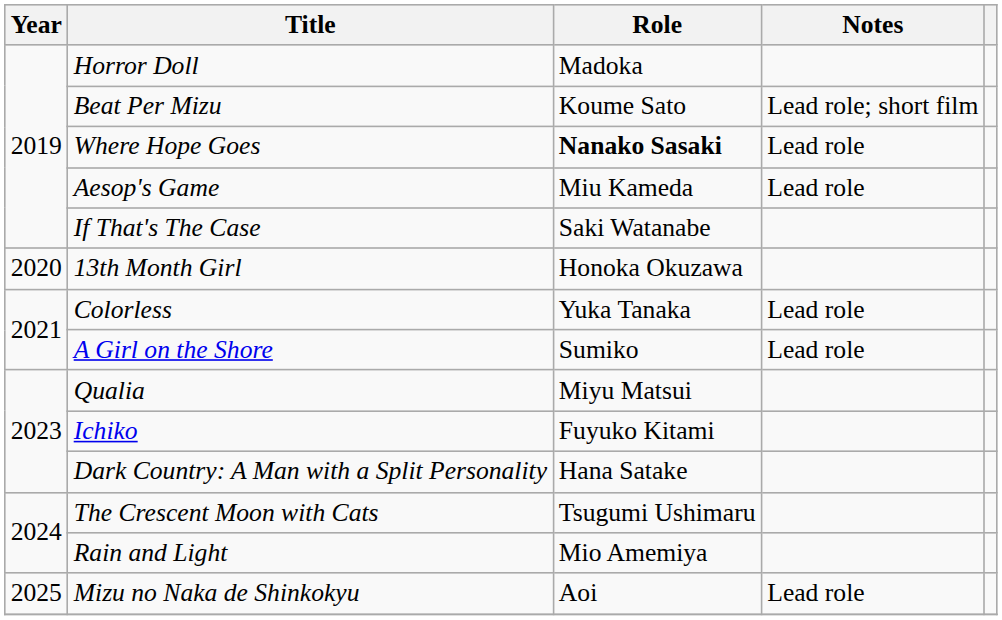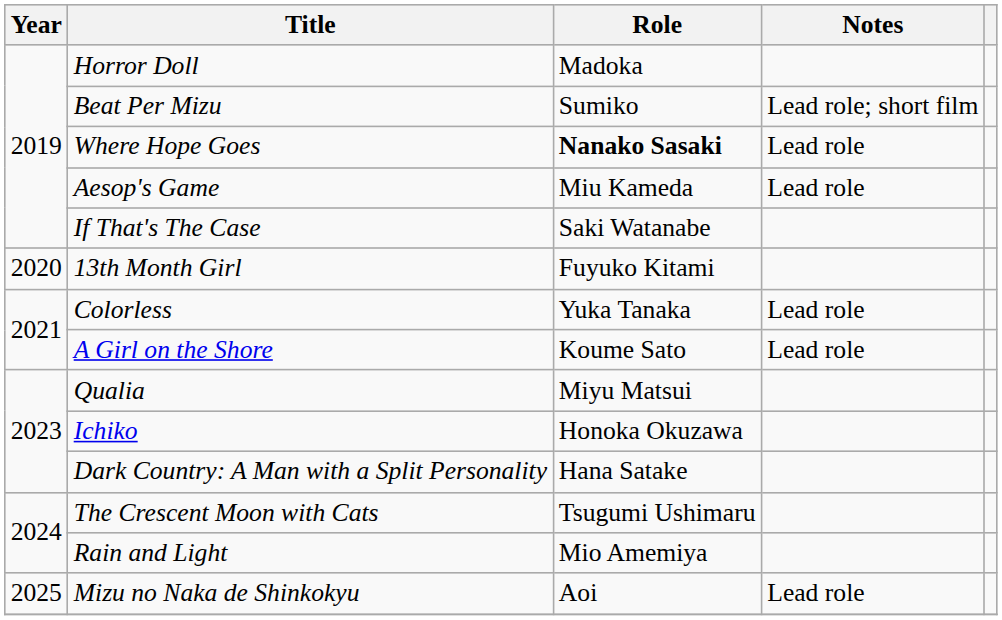(622, 106) Koume Sato -> (599, 106) Sumiko
(651, 268) Honoka Okuzawa -> (637, 268) Fuyuko Kitami
(599, 349) Sumiko -> (622, 349) Koume Sato
(637, 430) Fuyuko Kitami -> (651, 430) Honoka Okuzawa
